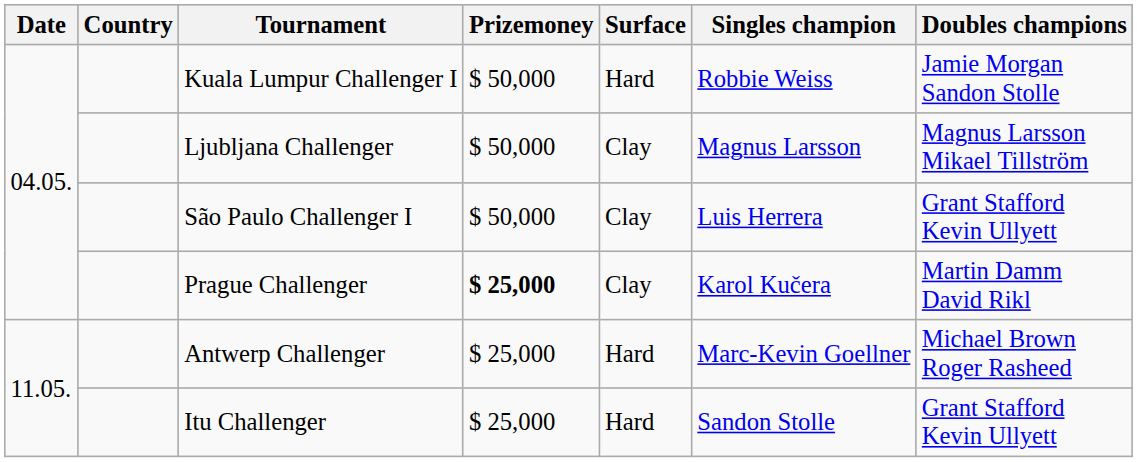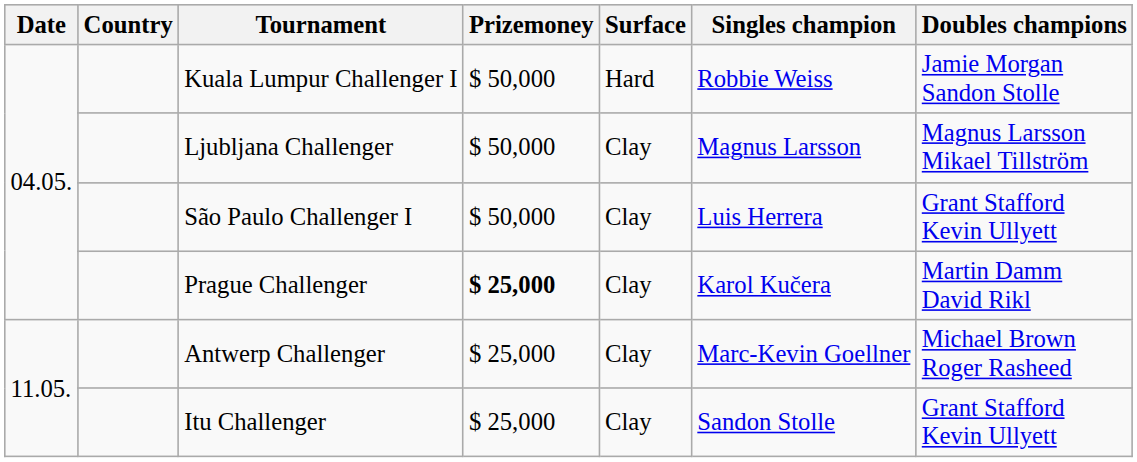(630, 353) Hard -> (628, 353) Clay
(630, 421) Hard -> (628, 421) Clay
